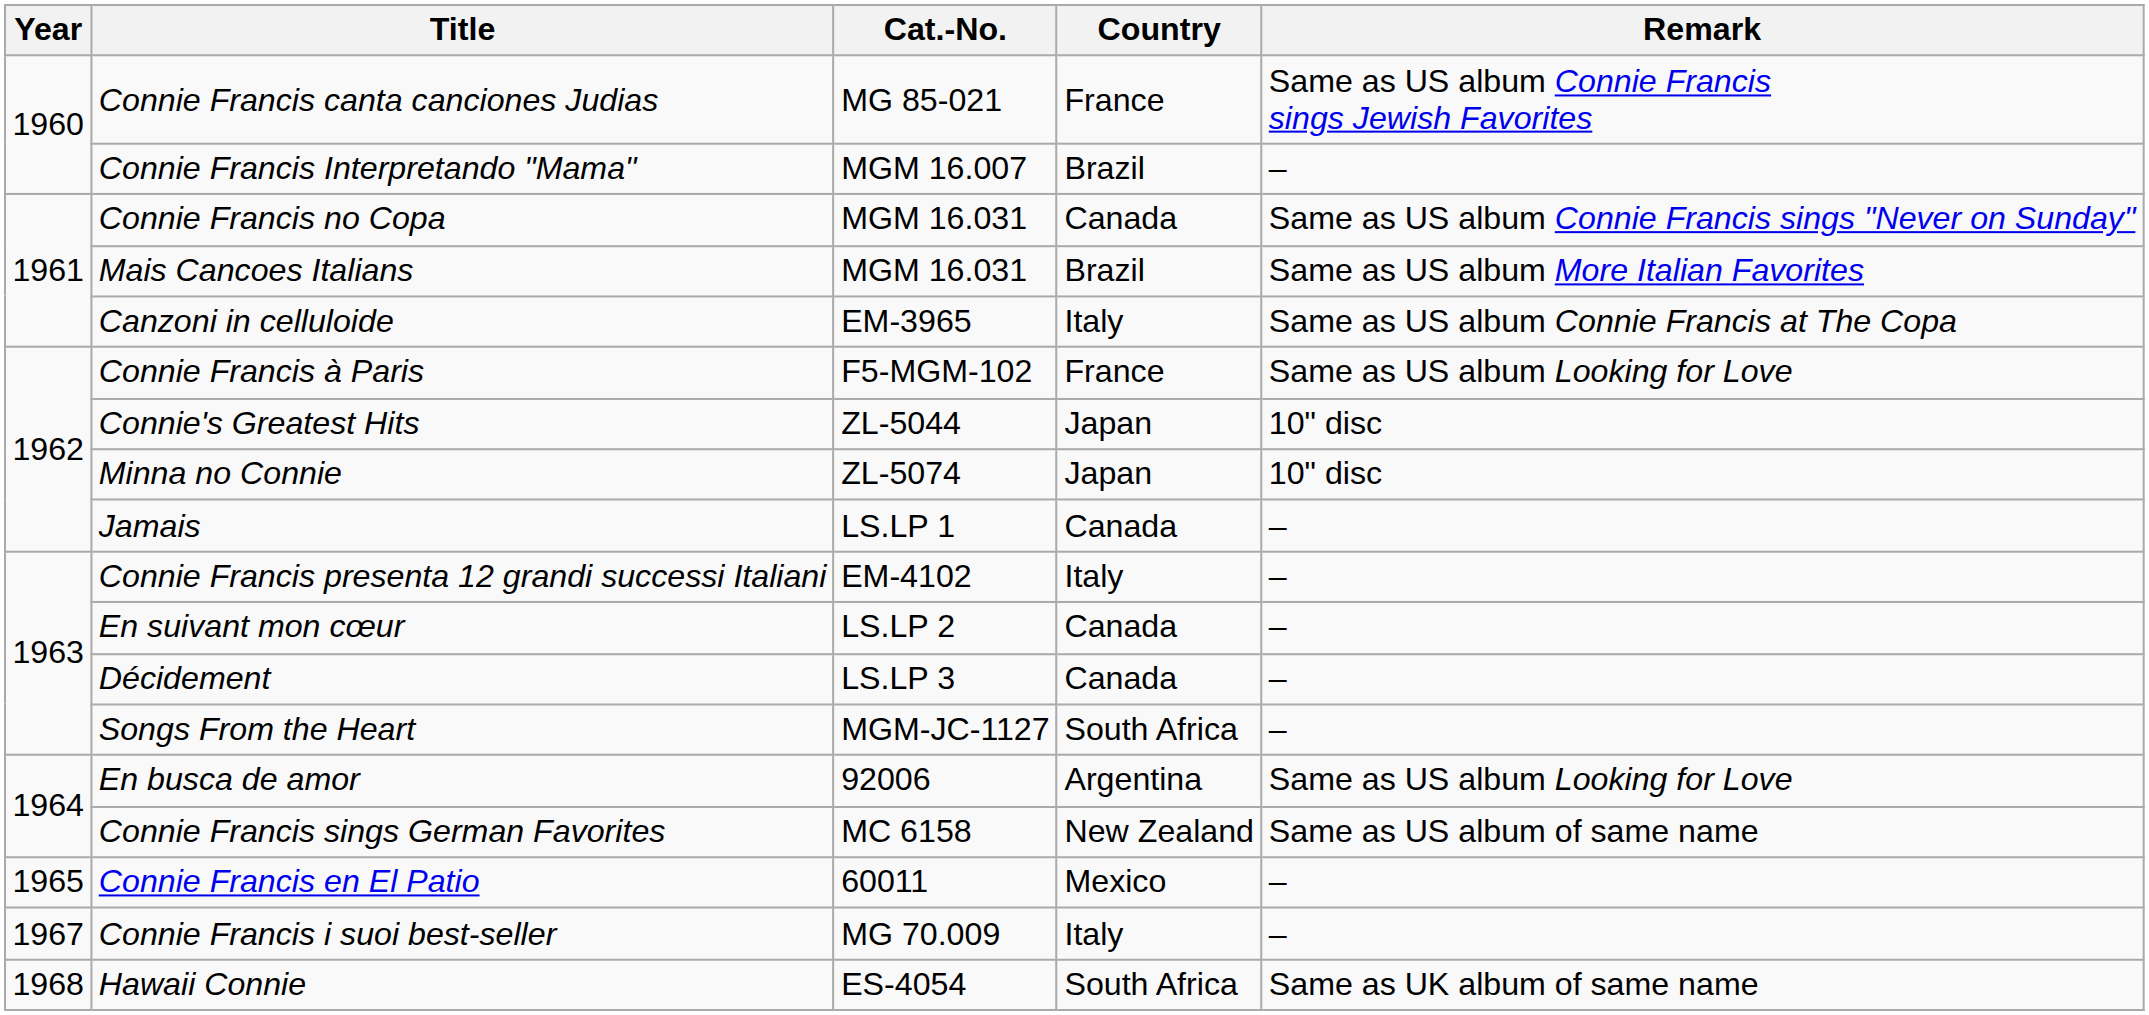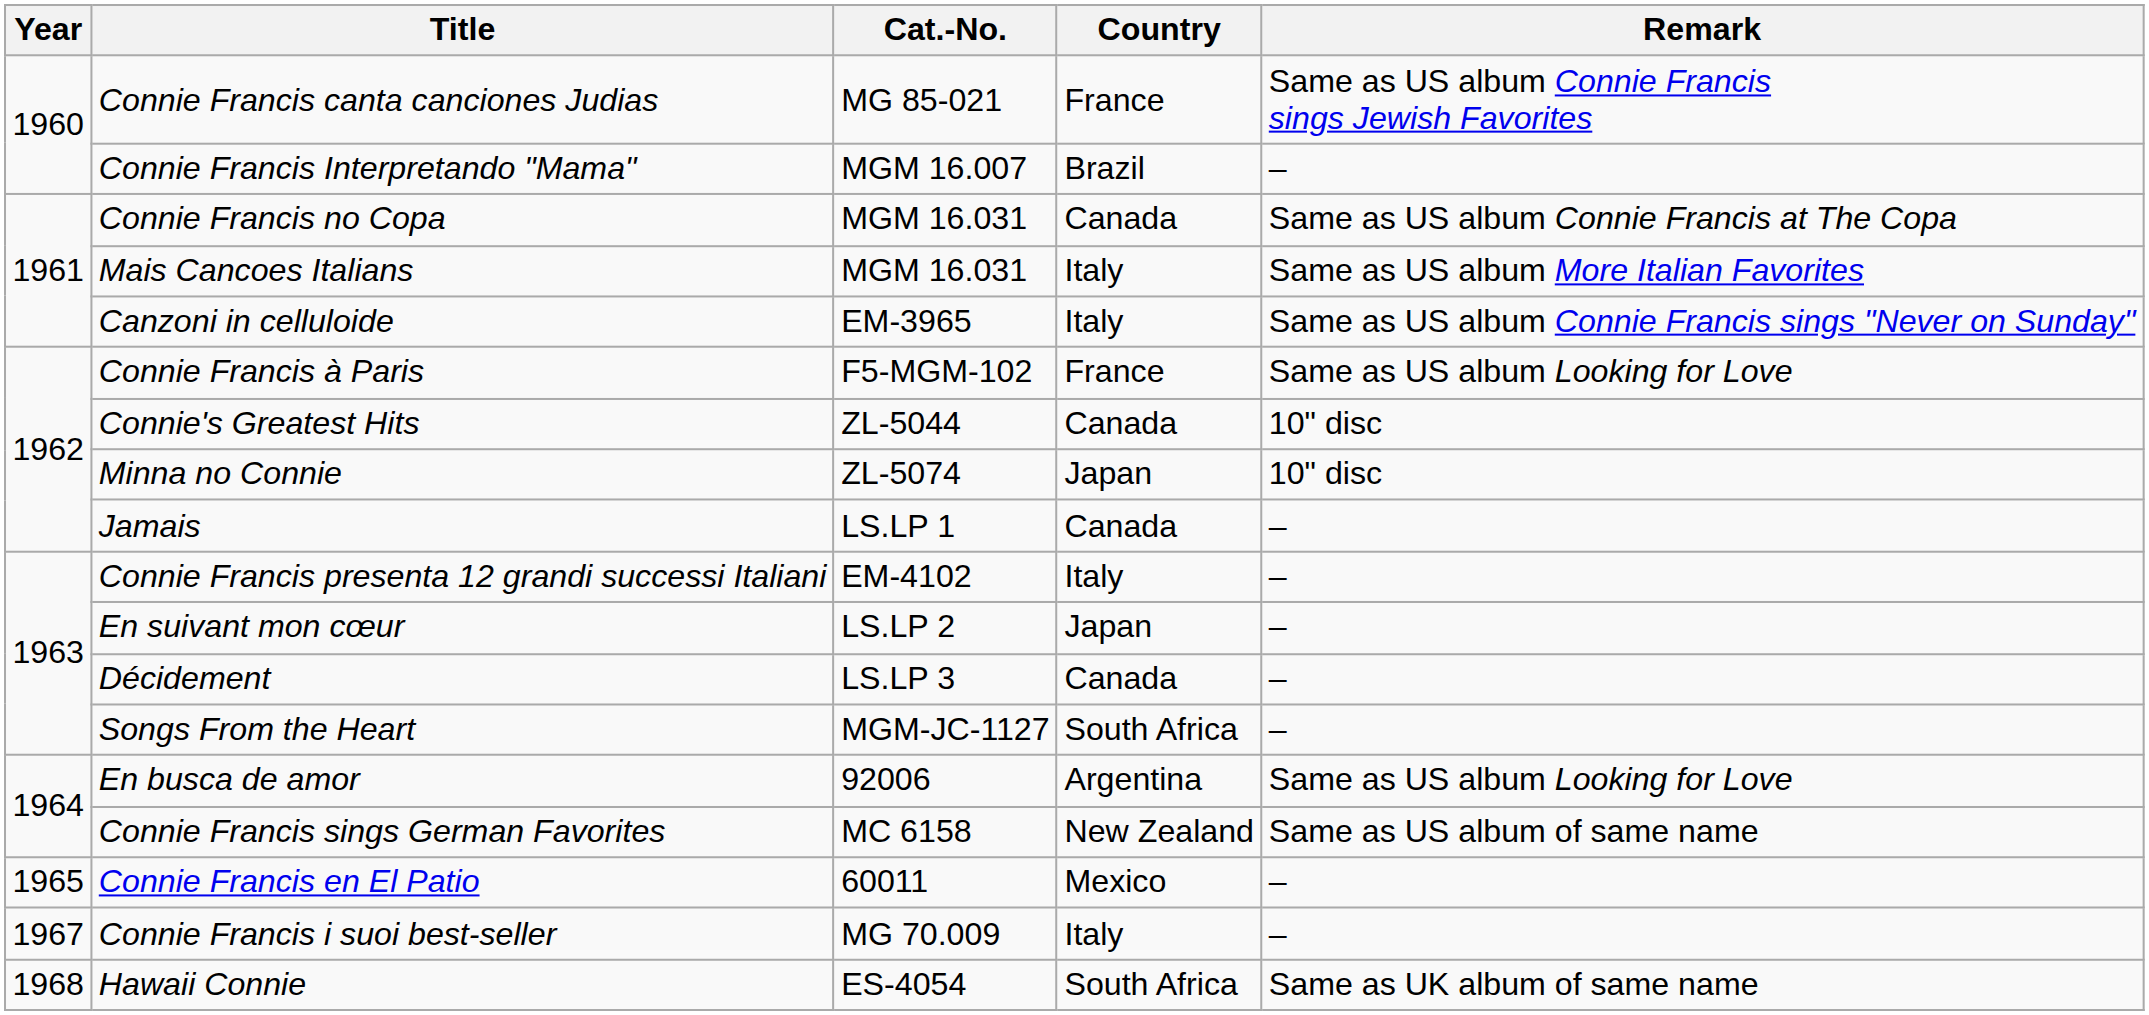(1702, 219) Same as US album Connie Francis sings "Never on Sunday" -> (1613, 219) Same as US album Connie Francis at The Copa
(1105, 270) Brazil -> (1094, 270) Italy
(1613, 321) Same as US album Connie Francis at The Copa -> (1702, 321) Same as US album Connie Francis sings "Never on Sunday"
(1108, 423) Japan -> (1121, 423) Canada
(1121, 627) Canada -> (1108, 627) Japan
